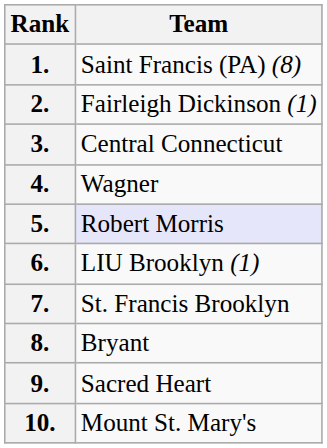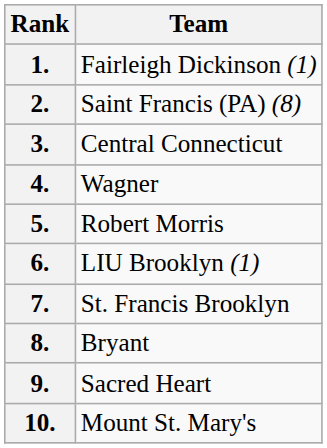(191, 64) Saint Francis (PA) (8) -> (199, 64) Fairleigh Dickinson (1)
(199, 104) Fairleigh Dickinson (1) -> (191, 104) Saint Francis (PA) (8)
(152, 223) lavender background -> (152, 223) no background
